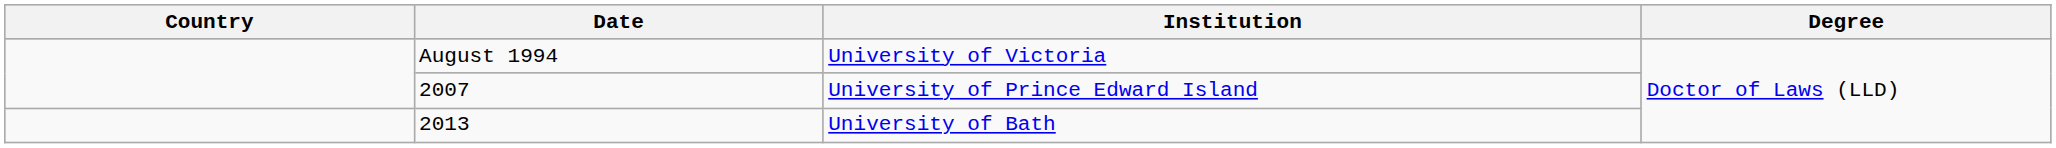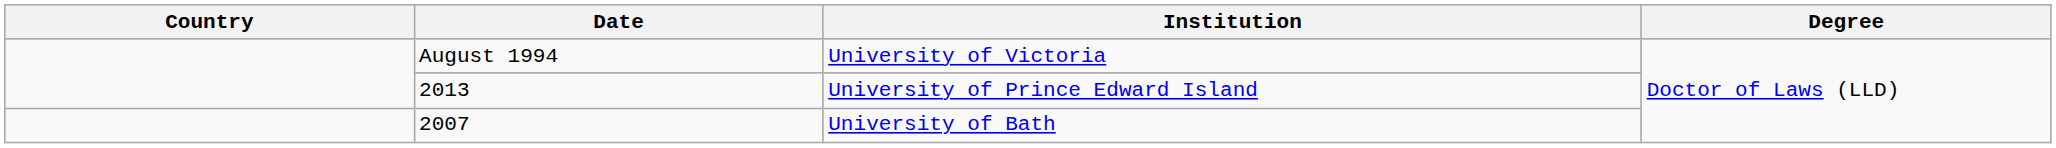(444, 91) 2007 -> (444, 91) 2013
(444, 125) 2013 -> (444, 125) 2007
